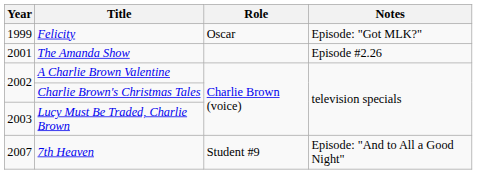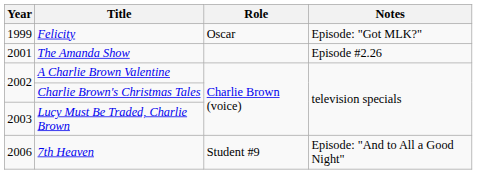(20, 152) 2007 -> (20, 152) 2006
